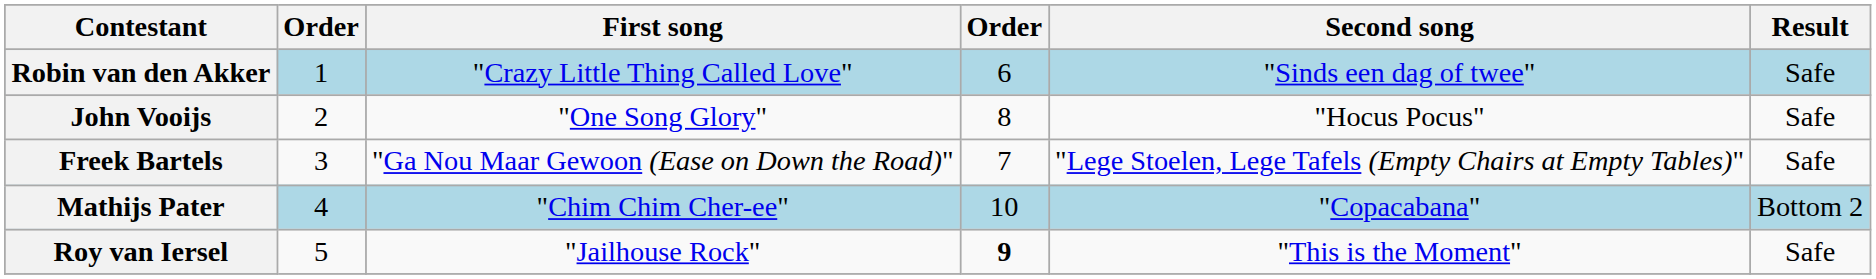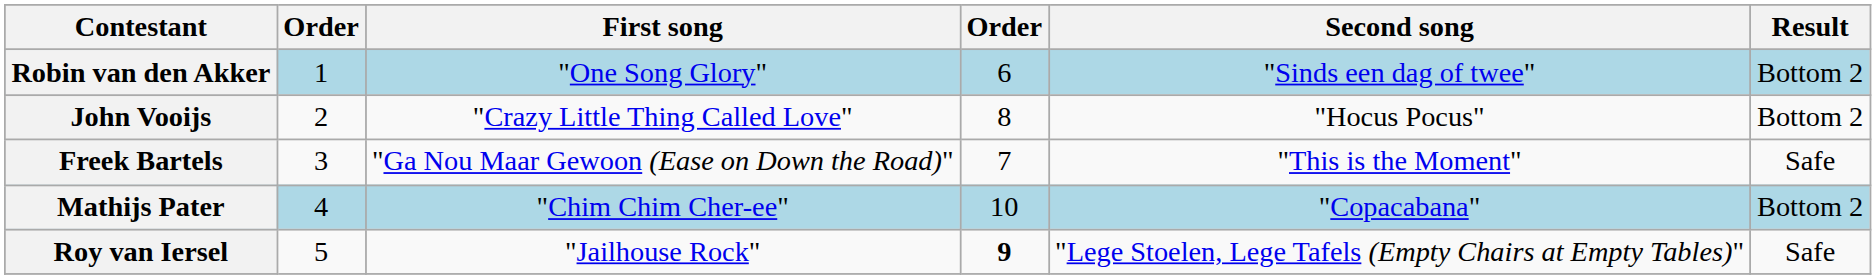(663, 71) "Crazy Little Thing Called Love" -> (663, 71) "One Song Glory"
(1810, 71) Safe -> (1810, 71) Bottom 2
(663, 116) "One Song Glory" -> (663, 116) "Crazy Little Thing Called Love"
(1810, 116) Safe -> (1810, 116) Bottom 2
(1400, 161) "Lege Stoelen, Lege Tafels (Empty Chairs at Empty Tables)" -> (1400, 161) "This is the Moment"
(1400, 251) "This is the Moment" -> (1400, 251) "Lege Stoelen, Lege Tafels (Empty Chairs at Empty Tables)"
